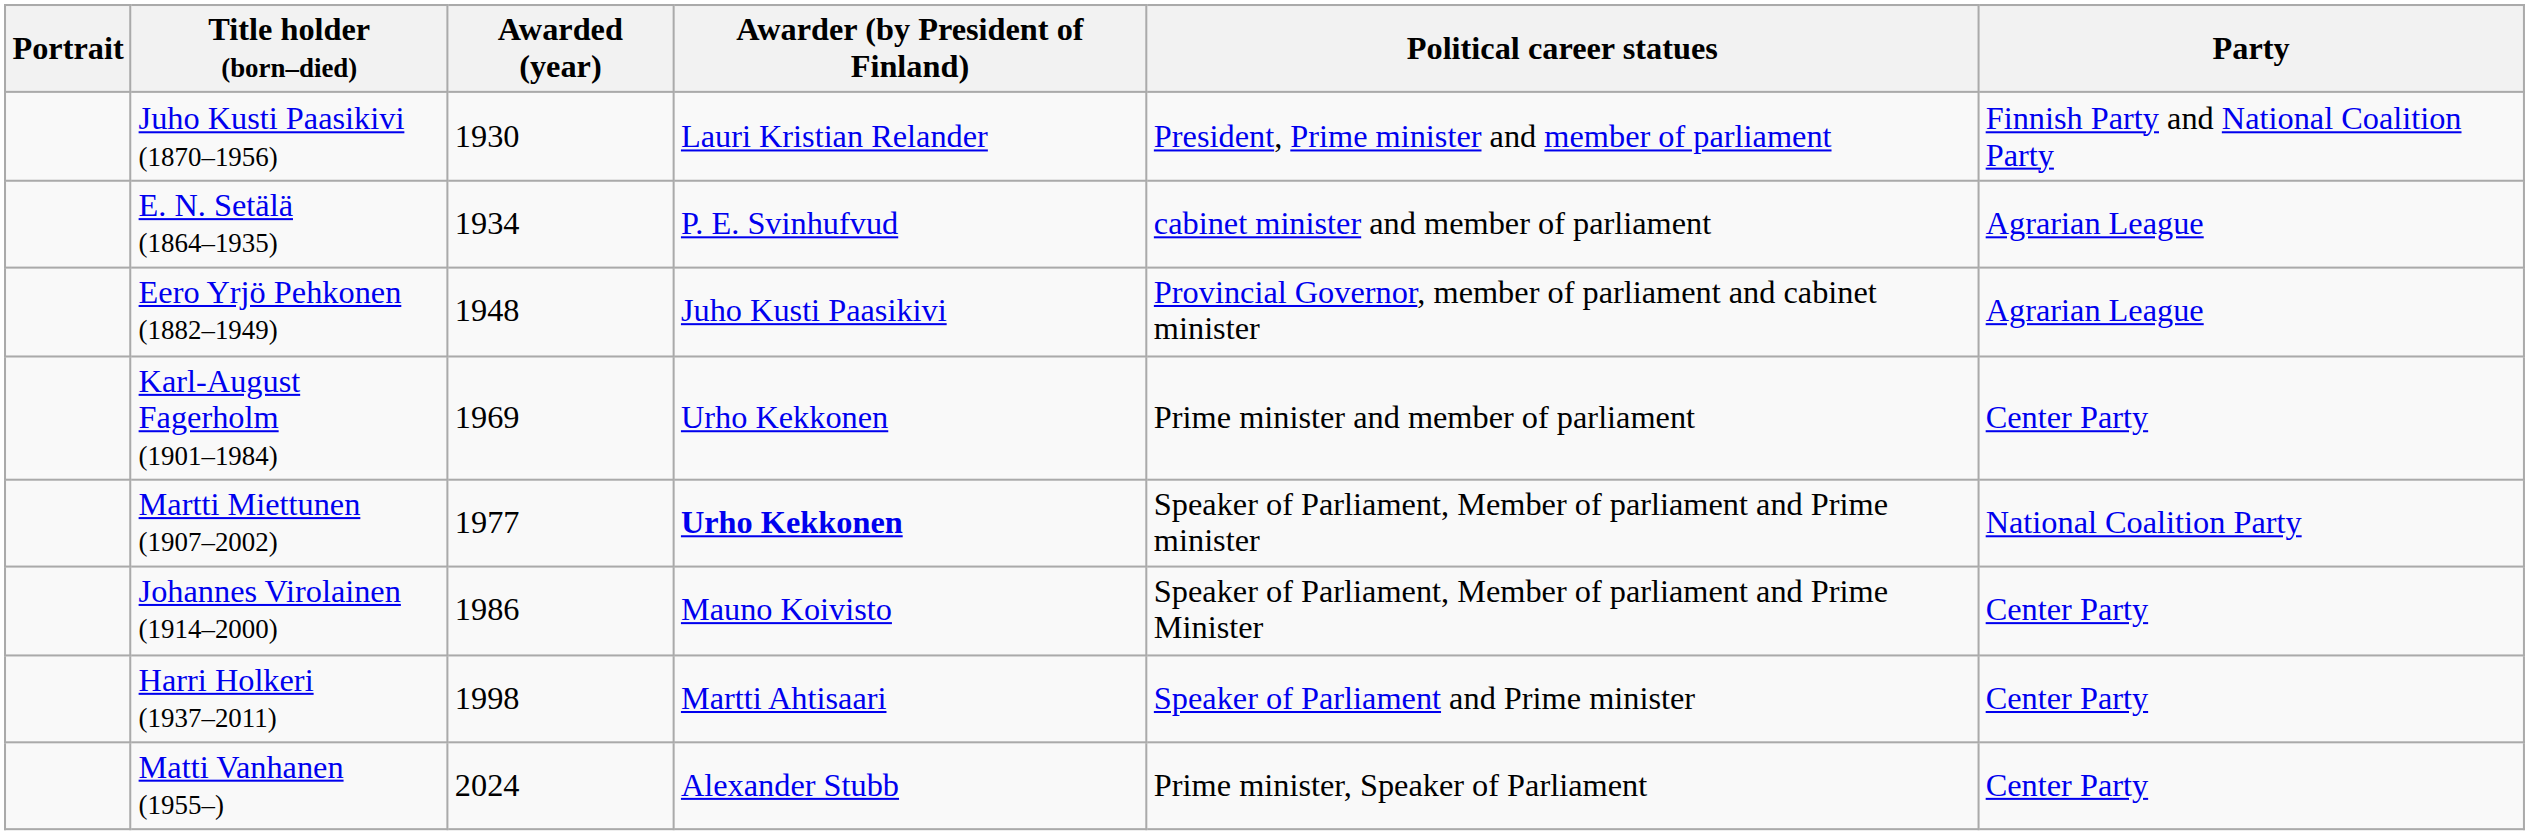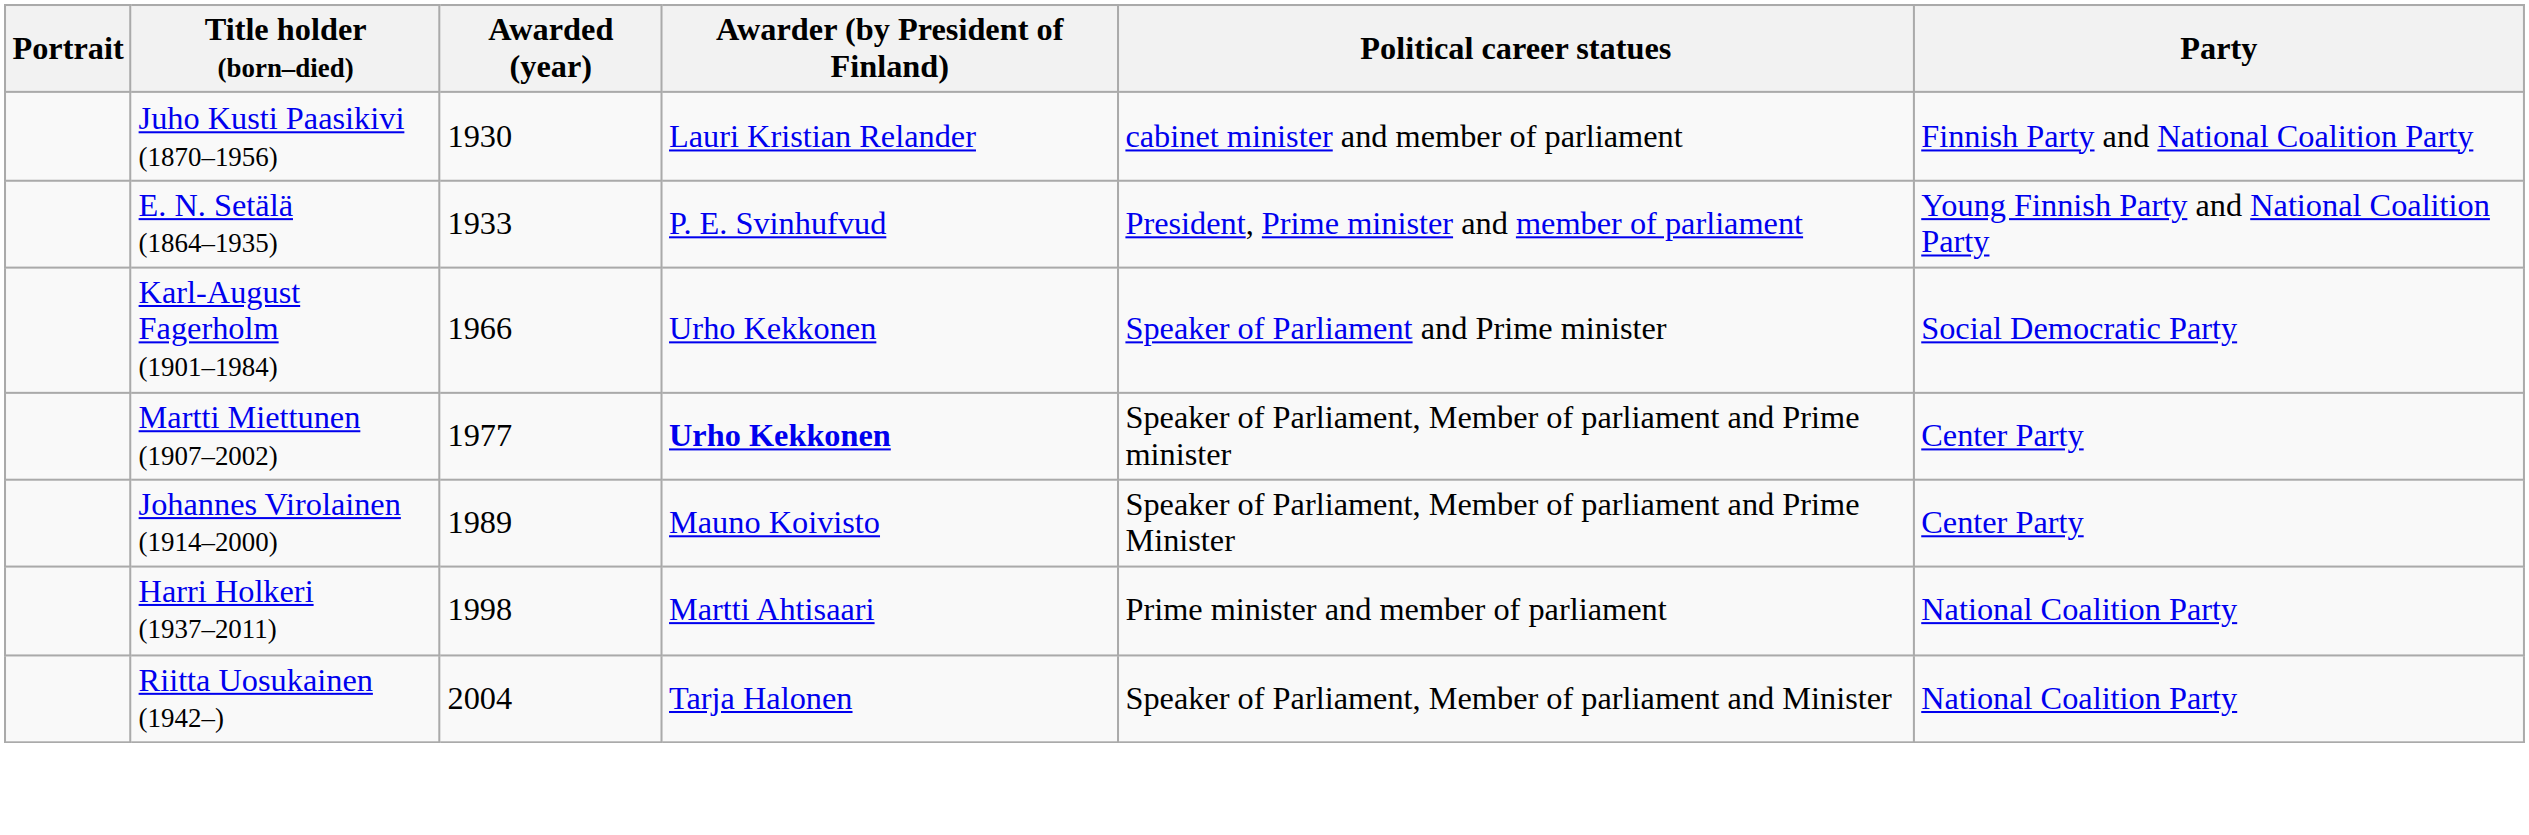(1493, 135) President, Prime minister and member of parliament -> (1404, 135) cabinet minister and member of parliament
(487, 223) 1934 -> (480, 223) 1933
(1433, 223) cabinet minister and member of parliament -> (1464, 223) President, Prime minister and member of parliament
(2095, 223) Agrarian League -> (2206, 223) Young Finnish Party and National Coalition Party
- row: (270, 311)
(487, 416) 1969 -> (480, 329) 1966
(1424, 416) Prime minister and member of parliament -> (1396, 329) Speaker of Parliament and Prime minister
(2067, 416) Center Party -> (2079, 329) Social Democratic Party
(2144, 522) National Coalition Party -> (2002, 435) Center Party
(487, 610) 1986 -> (480, 522) 1989
(1424, 697) Speaker of Parliament and Prime minister -> (1396, 610) Prime minister and member of parliament
(2067, 697) Center Party -> (2079, 610) National Coalition Party
+ row: (256, 697)
- row: (241, 785)
